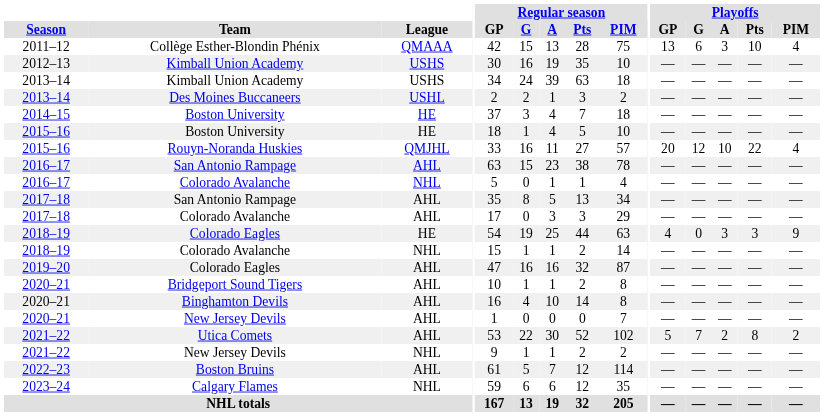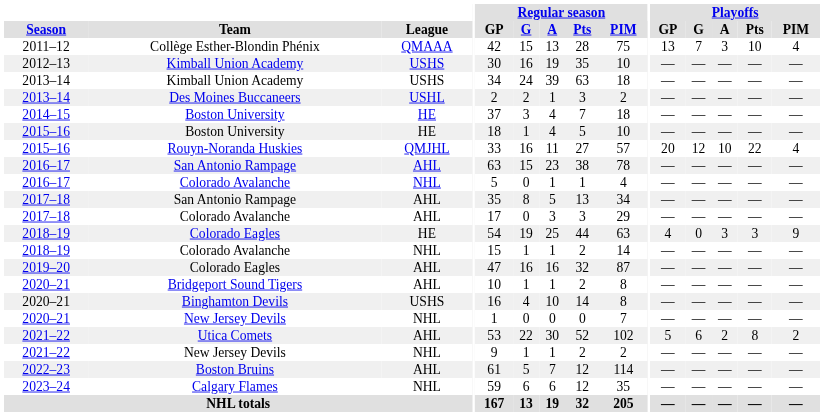(699, 46) 6 -> (699, 46) 7
(427, 301) AHL -> (427, 301) USHS
(427, 318) AHL -> (427, 318) NHL
(699, 335) 7 -> (699, 335) 6
